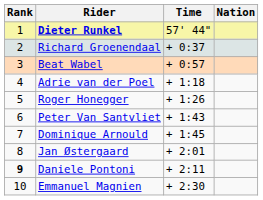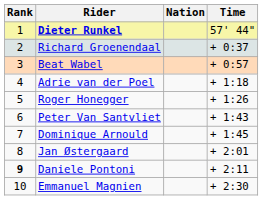columns swapped: (236, 13) <-> (189, 13)
